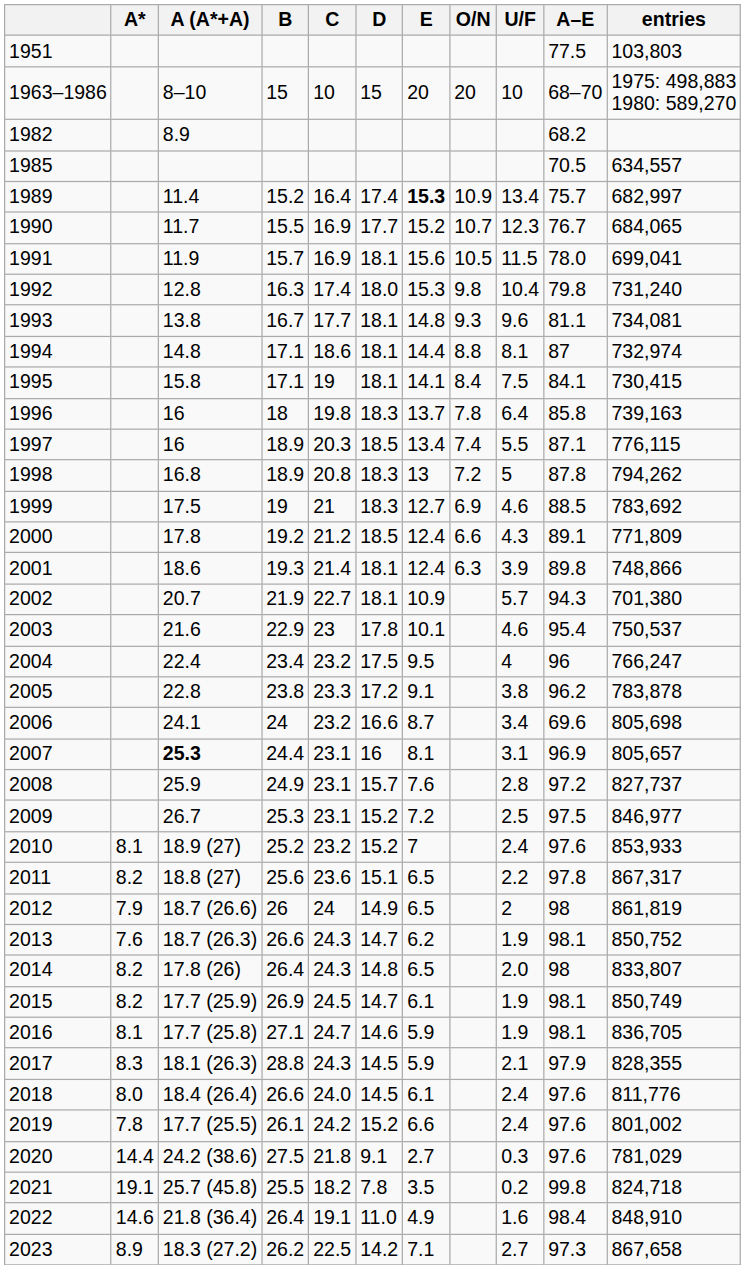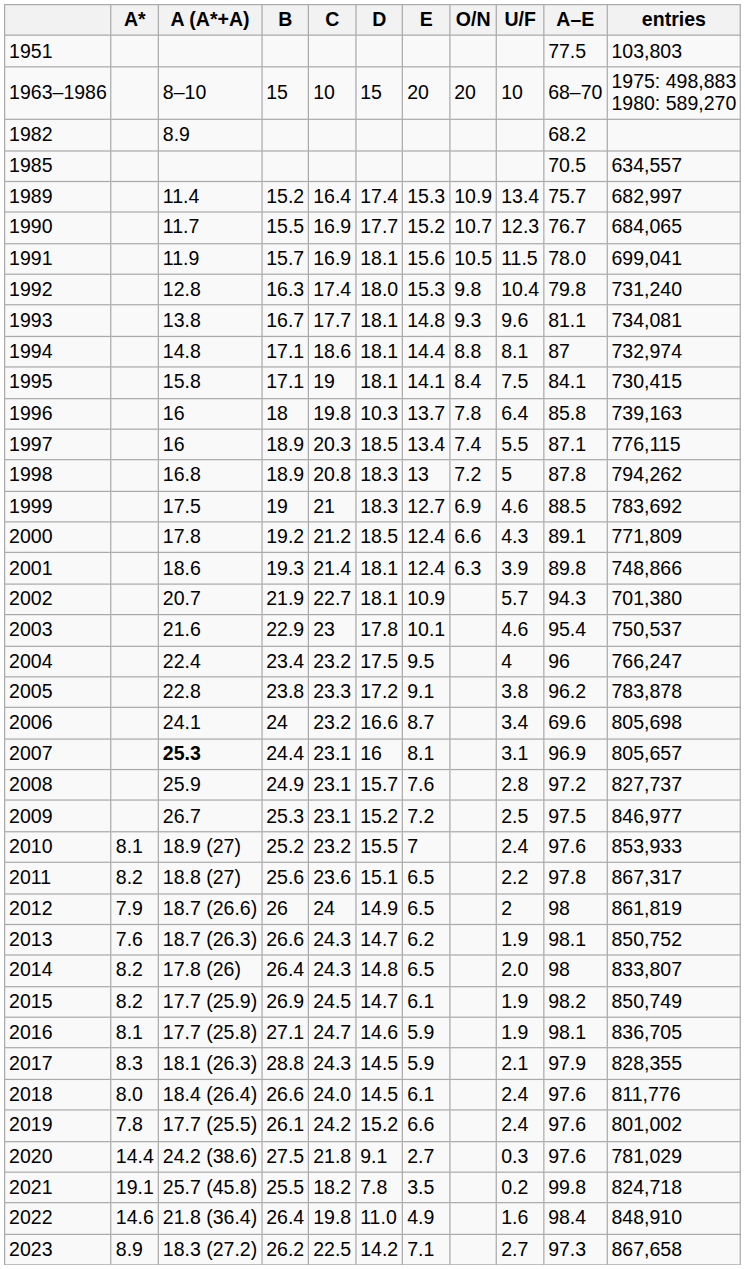(426, 196) bold -> (426, 196) normal
(379, 413) 18.3 -> (379, 413) 10.3
(379, 846) 15.2 -> (379, 846) 15.5
(567, 1001) 98.1 -> (567, 1001) 98.2
(332, 1218) 19.1 -> (332, 1218) 19.8
